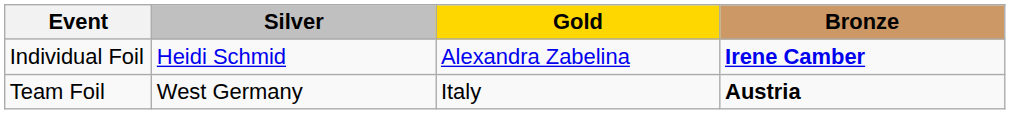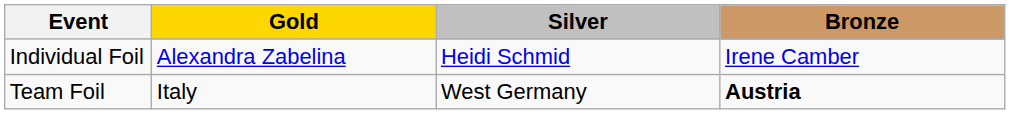columns swapped: (578, 21) <-> (294, 21)
(795, 56) bold -> (792, 56) normal
